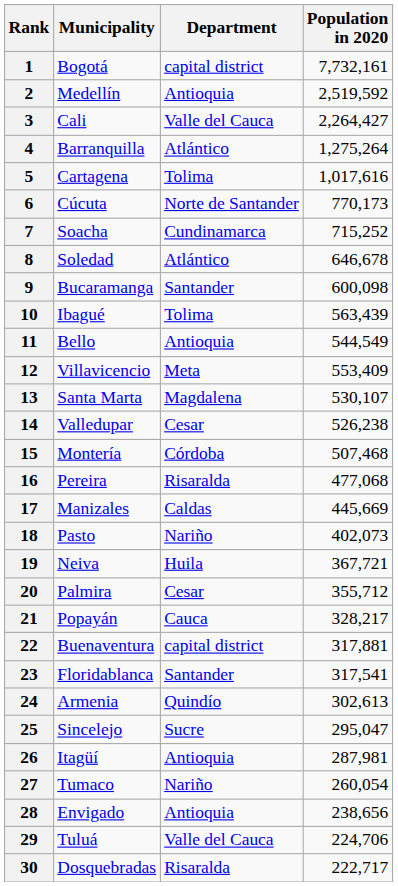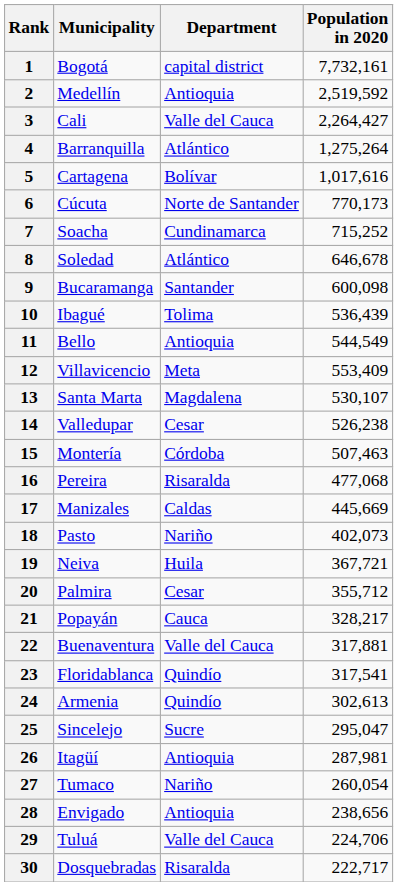(189, 176) Tolima -> (190, 176) Bolívar
(360, 314) 563,439 -> (360, 314) 536,439
(360, 452) 507,468 -> (360, 452) 507,463
(214, 646) capital district -> (219, 646) Valle del Cauca
(199, 674) Santander -> (193, 674) Quindío
